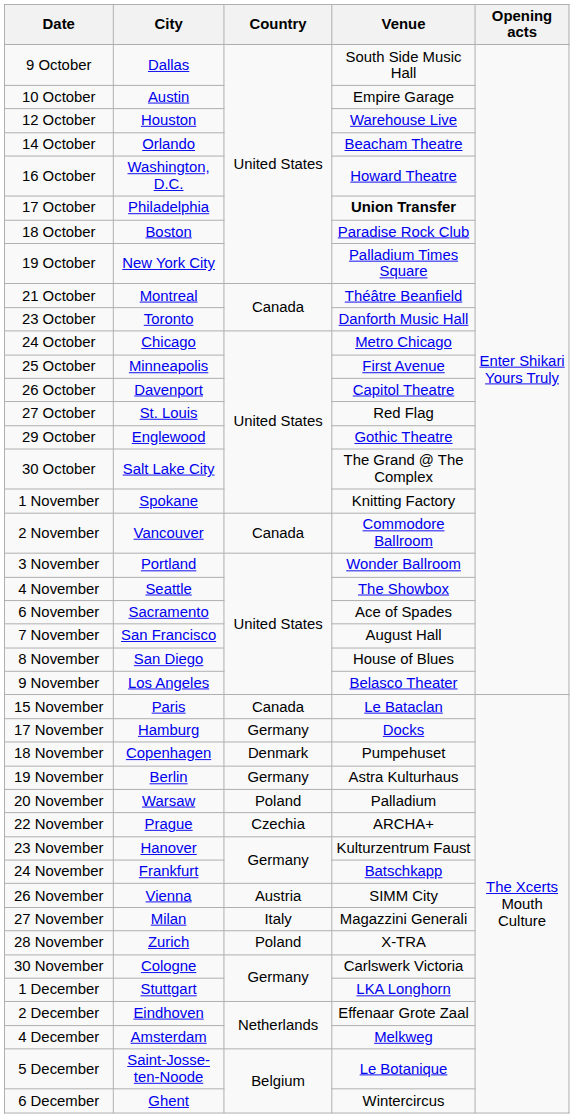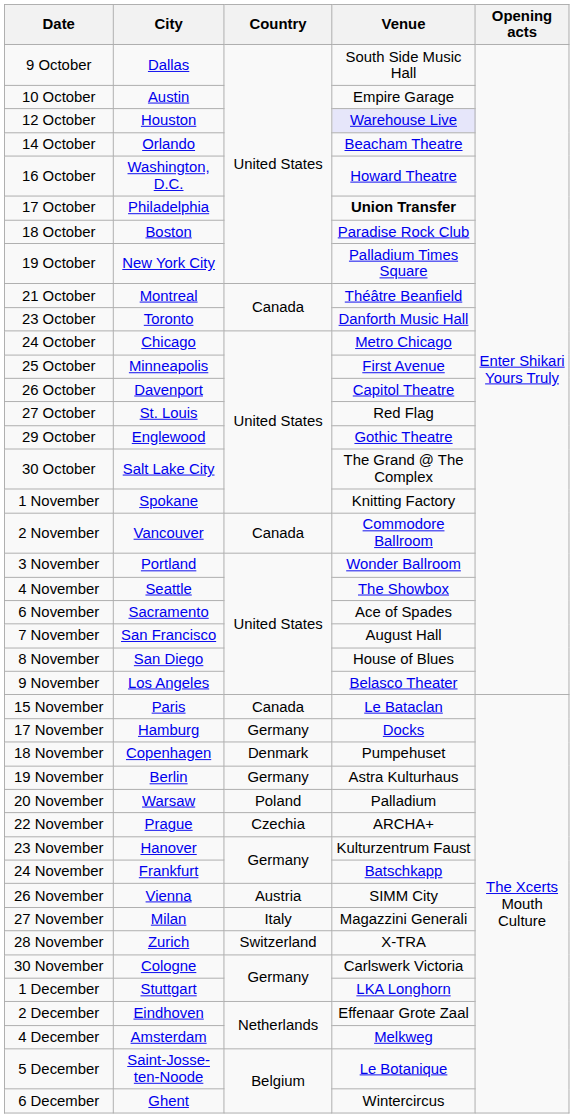(404, 120) no background -> (404, 120) lavender background
(278, 942) Poland -> (278, 942) Switzerland
